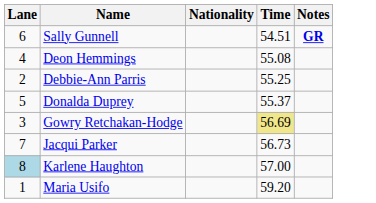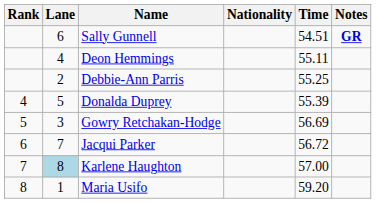+ column: (23, 15)
(275, 58) 55.08 -> (314, 58) 55.11
(275, 101) 55.37 -> (314, 101) 55.39
(275, 123) khaki background -> (314, 123) no background
(275, 144) 56.73 -> (314, 144) 56.72
